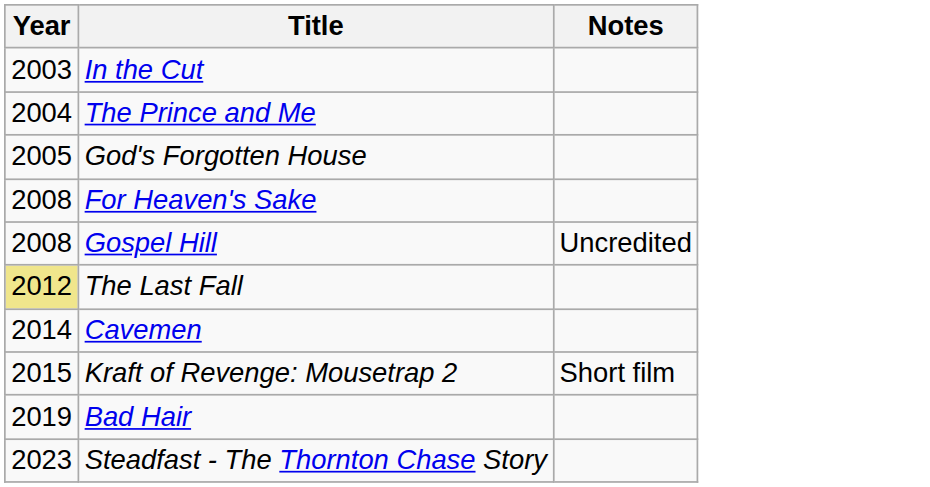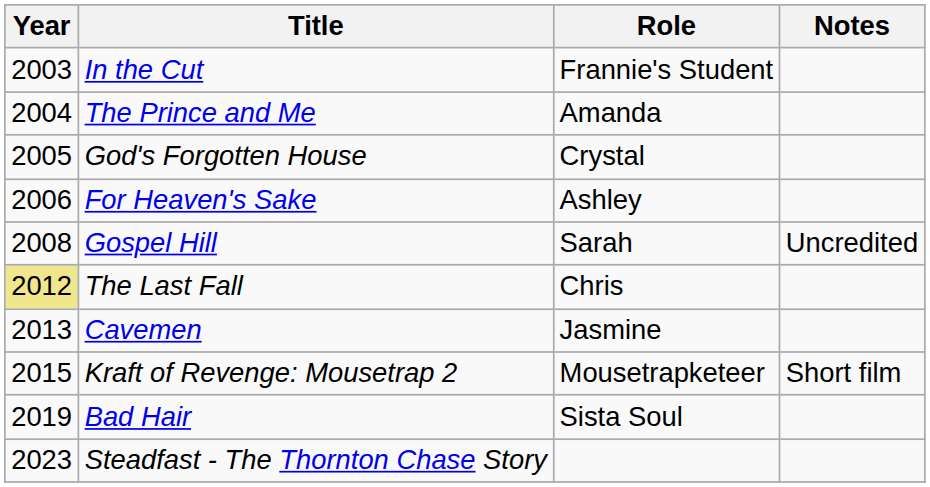+ column: (666, 26)
(42, 199) 2008 -> (42, 199) 2006
(42, 329) 2014 -> (42, 329) 2013
